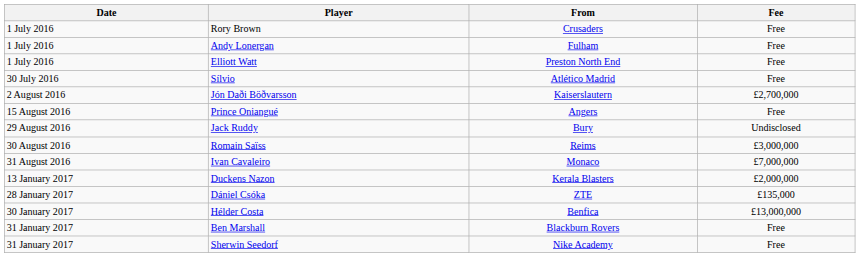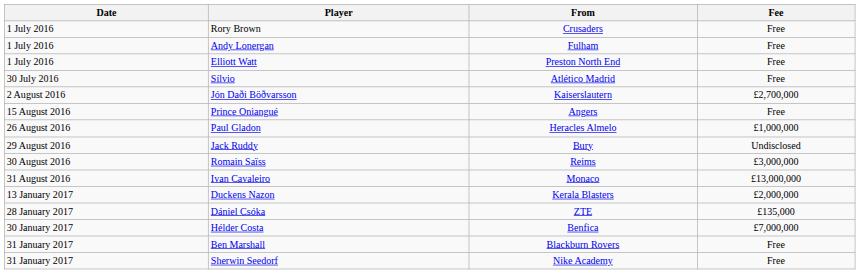+ row: (236, 128)
(776, 161) £7,000,000 -> (776, 178) £13,000,000
(776, 211) £13,000,000 -> (776, 227) £7,000,000
